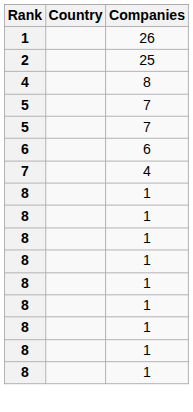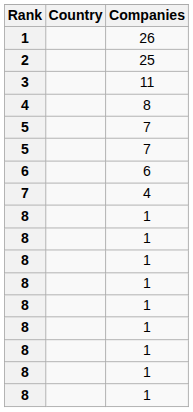+ row: (25, 82)
